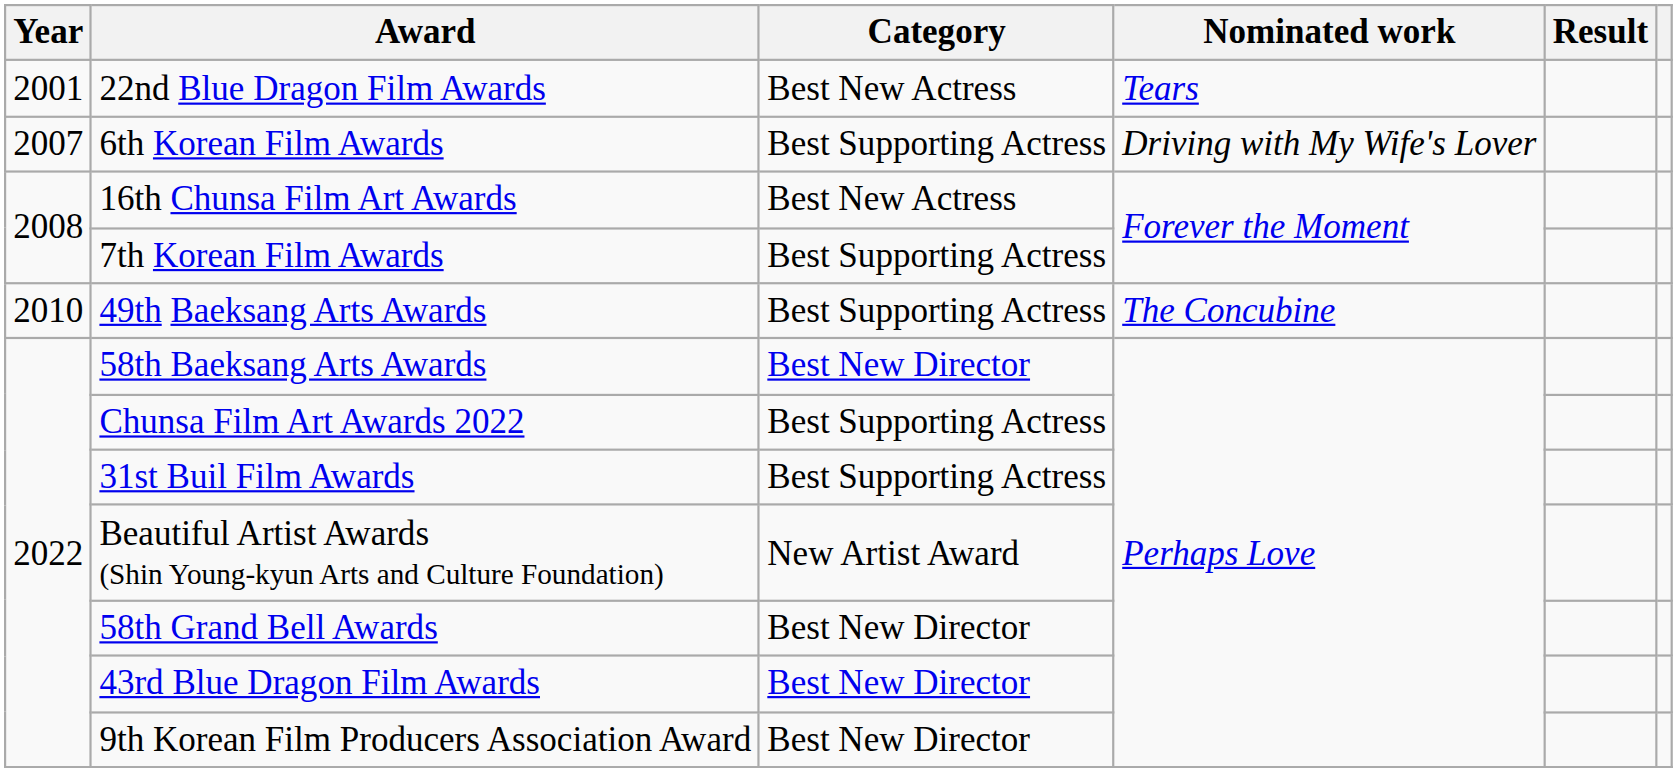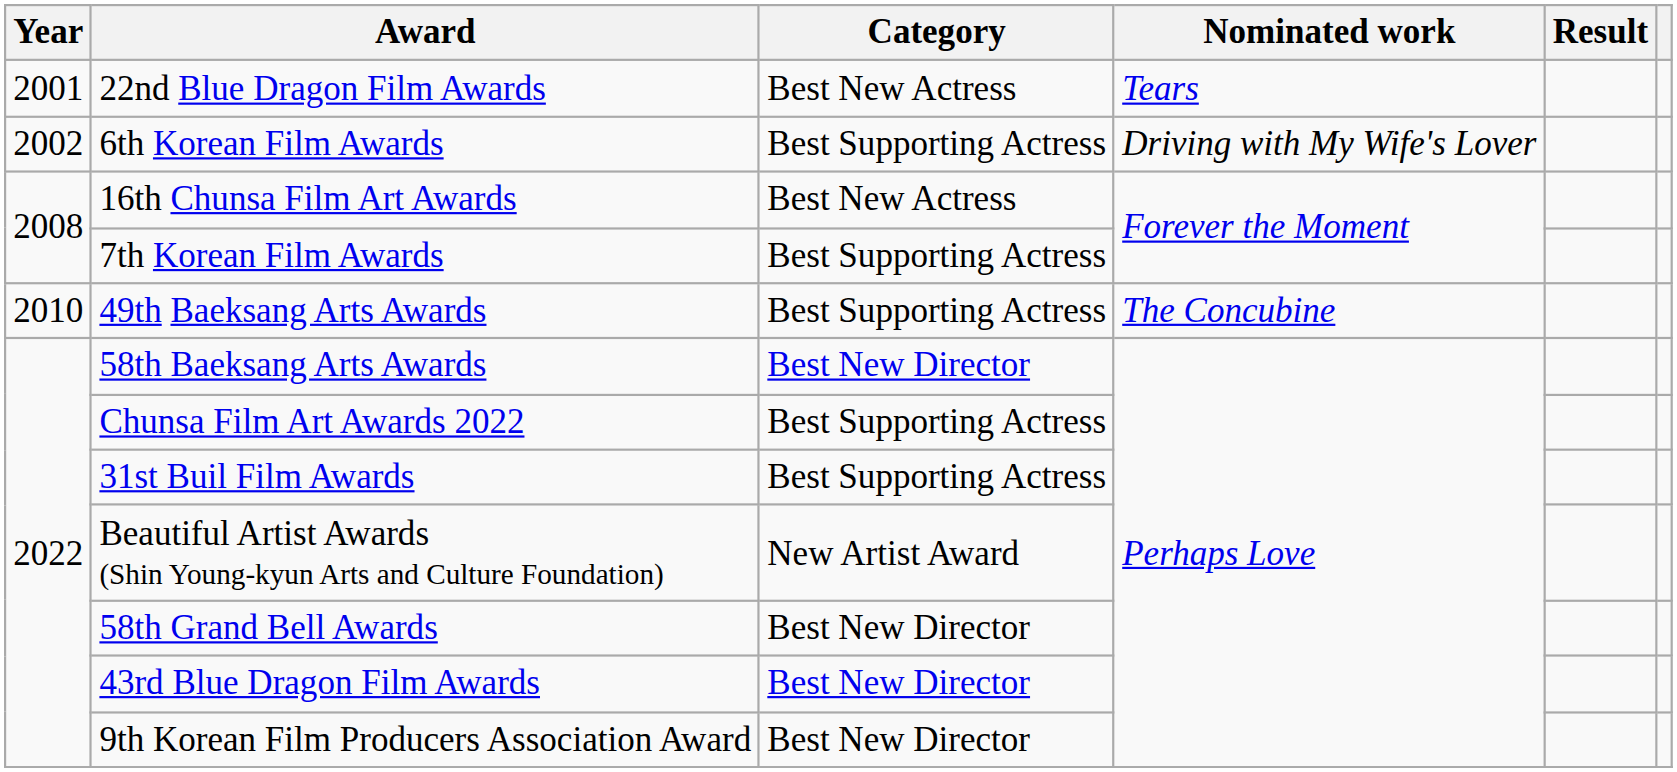(48, 143) 2007 -> (48, 143) 2002
